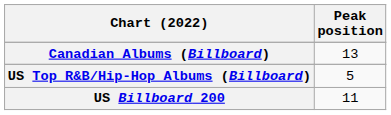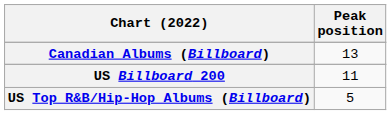rows swapped: (159, 98) <-> (159, 76)
